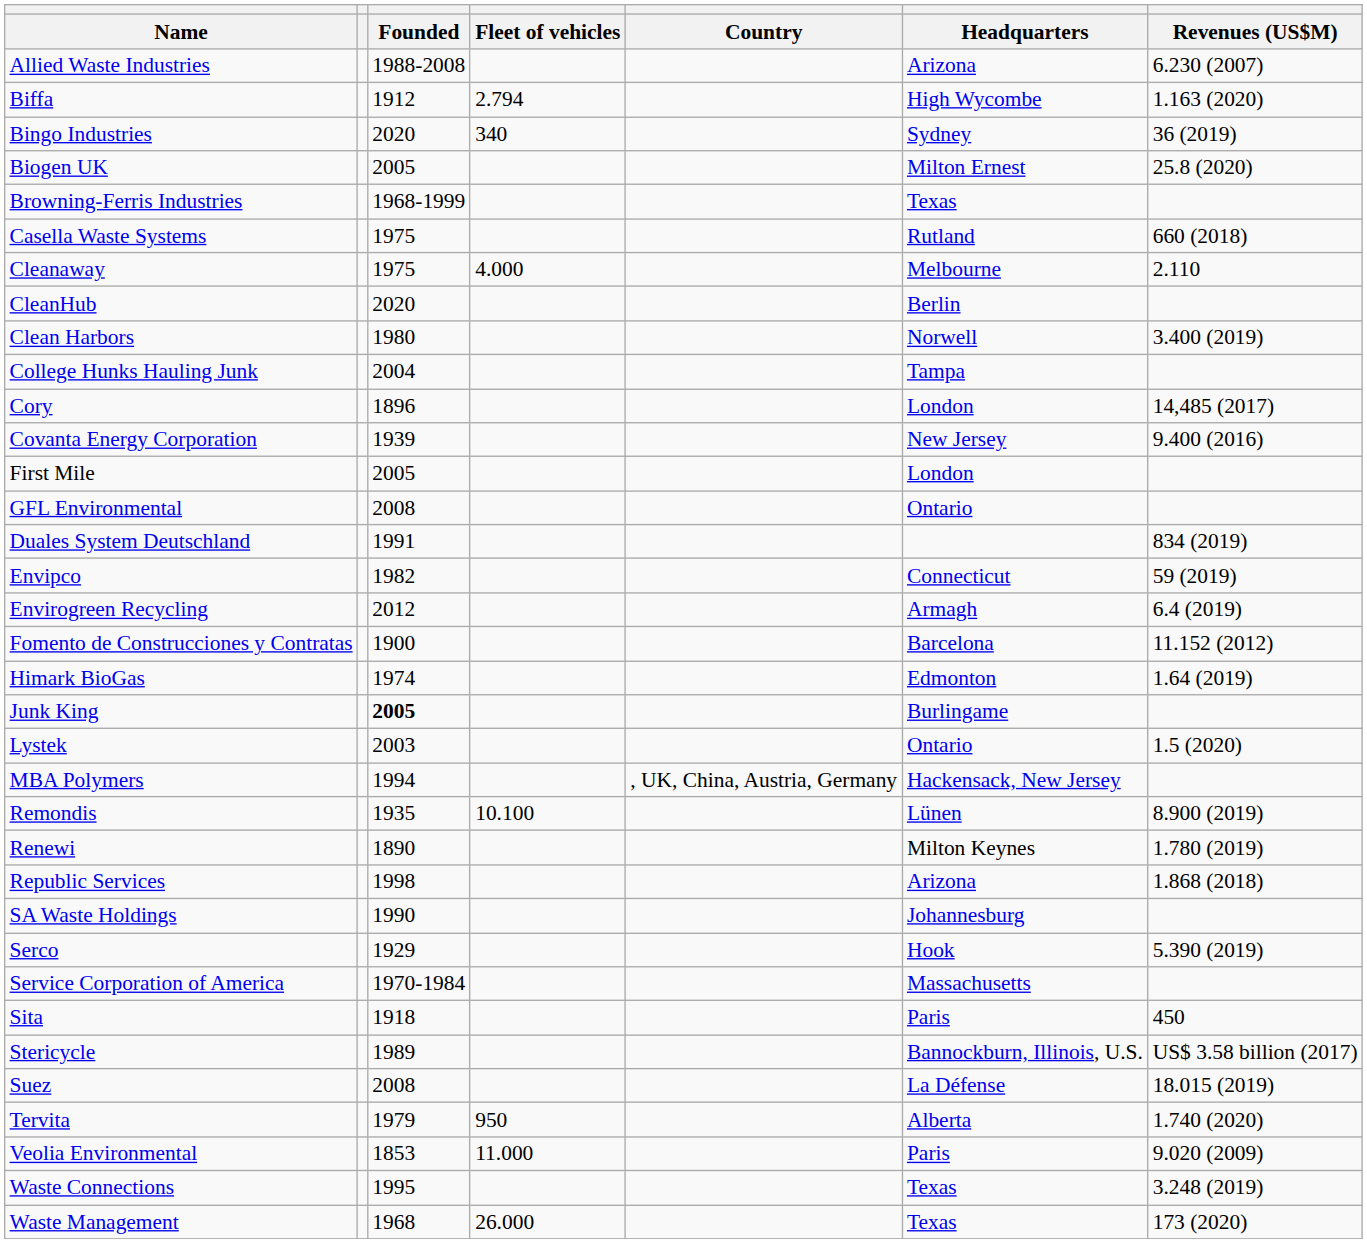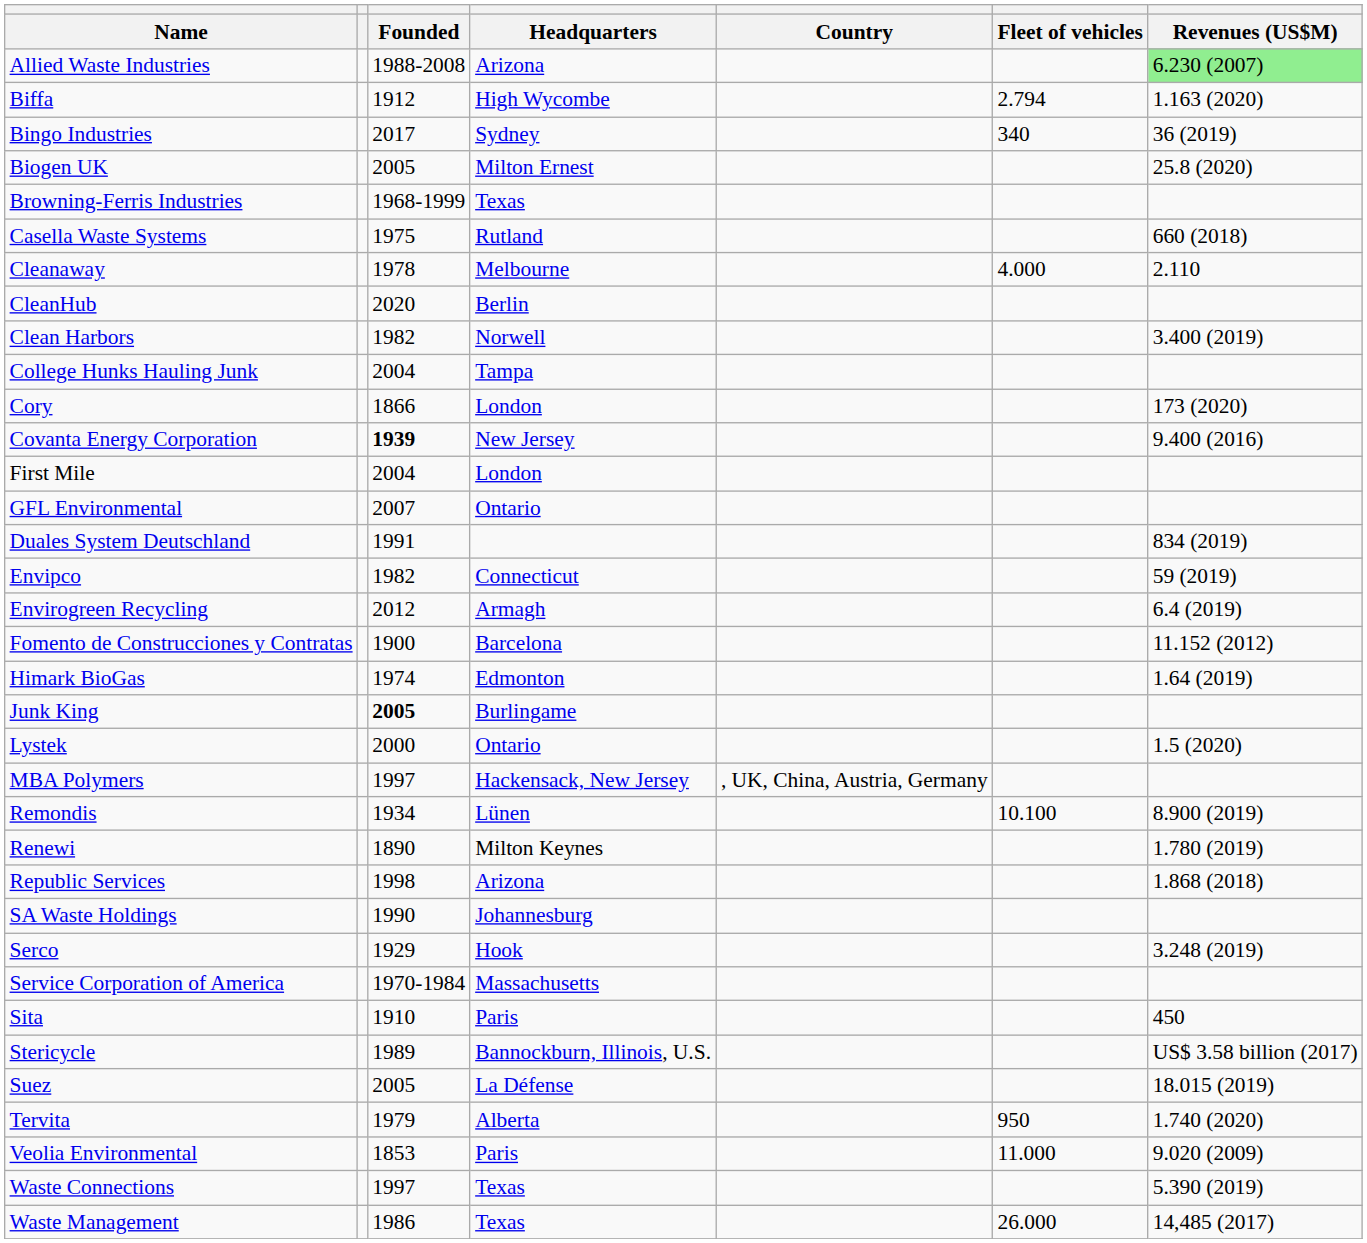columns swapped: (1025, 31) <-> (548, 31)
(1208, 65) no background -> (1208, 65) lightgreen background
(394, 133) 2020 -> (394, 133) 2017
(394, 269) 1975 -> (394, 269) 1978
(394, 337) 1980 -> (394, 337) 1982
(394, 405) 1896 -> (394, 405) 1866
(1213, 405) 14,485 (2017) -> (1200, 405) 173 (2020)
(394, 439) normal -> (394, 439) bold
(394, 473) 2005 -> (394, 473) 2004
(394, 507) 2008 -> (394, 507) 2007
(394, 745) 2003 -> (394, 745) 2000
(394, 779) 1994 -> (394, 779) 1997
(394, 813) 1935 -> (394, 813) 1934
(1208, 949) 5.390 (2019) -> (1208, 949) 3.248 (2019)
(394, 1017) 1918 -> (394, 1017) 1910
(394, 1085) 2008 -> (394, 1085) 2005
(394, 1187) 1995 -> (394, 1187) 1997
(1208, 1187) 3.248 (2019) -> (1208, 1187) 5.390 (2019)
(394, 1221) 1968 -> (394, 1221) 1986
(1200, 1221) 173 (2020) -> (1213, 1221) 14,485 (2017)
